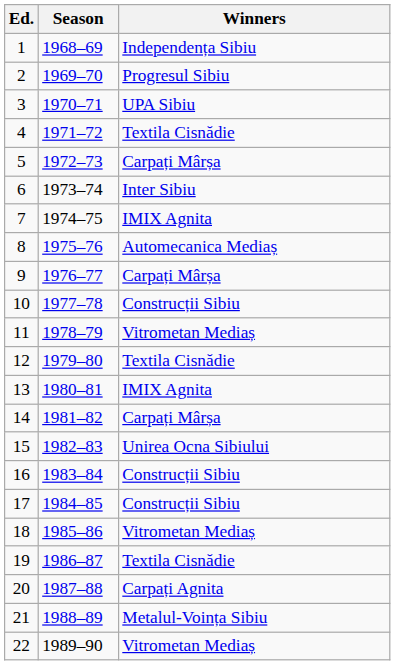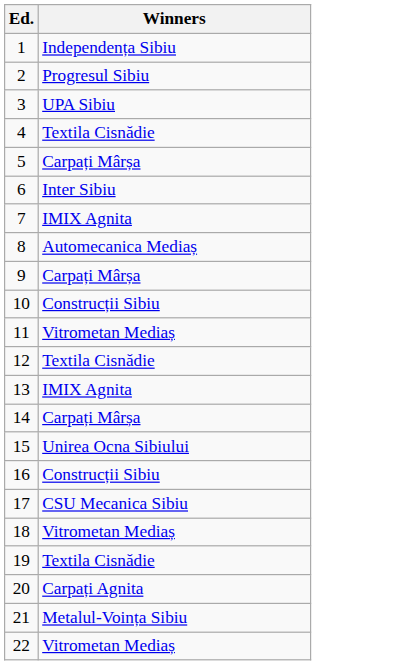- column: (78, 19)
(181, 503) Construcții Sibiu -> (115, 503) CSU Mecanica Sibiu
